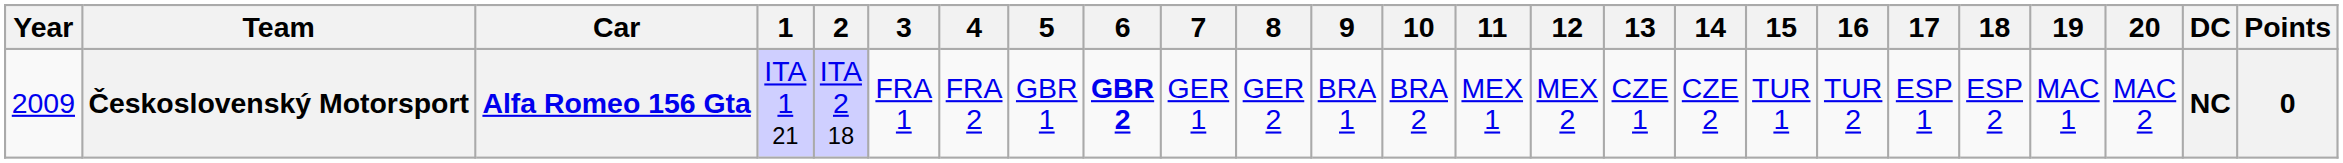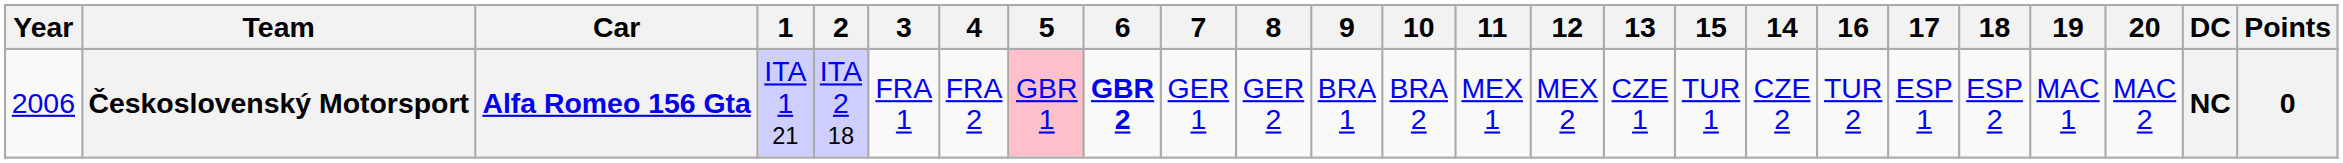columns swapped: (1710, 27) <-> (1781, 27)
(43, 103) 2009 -> (43, 103) 2006
(1047, 103) no background -> (1047, 103) pink background
